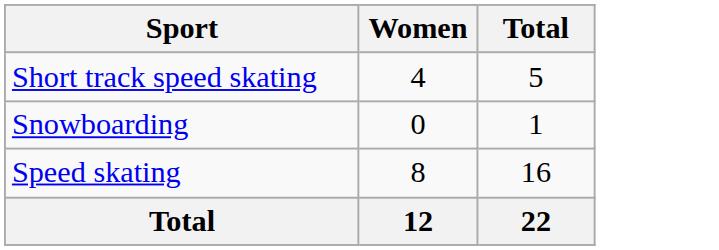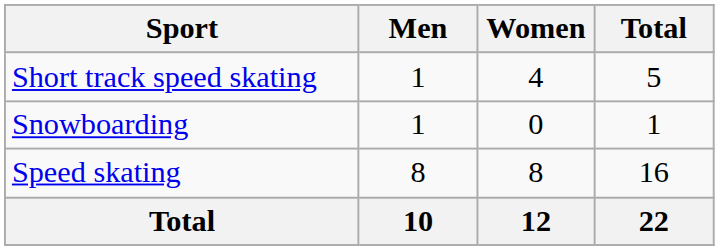+ column: (418, 28)
